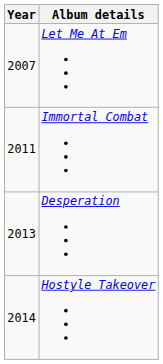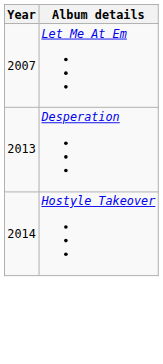- row: (98, 144)
